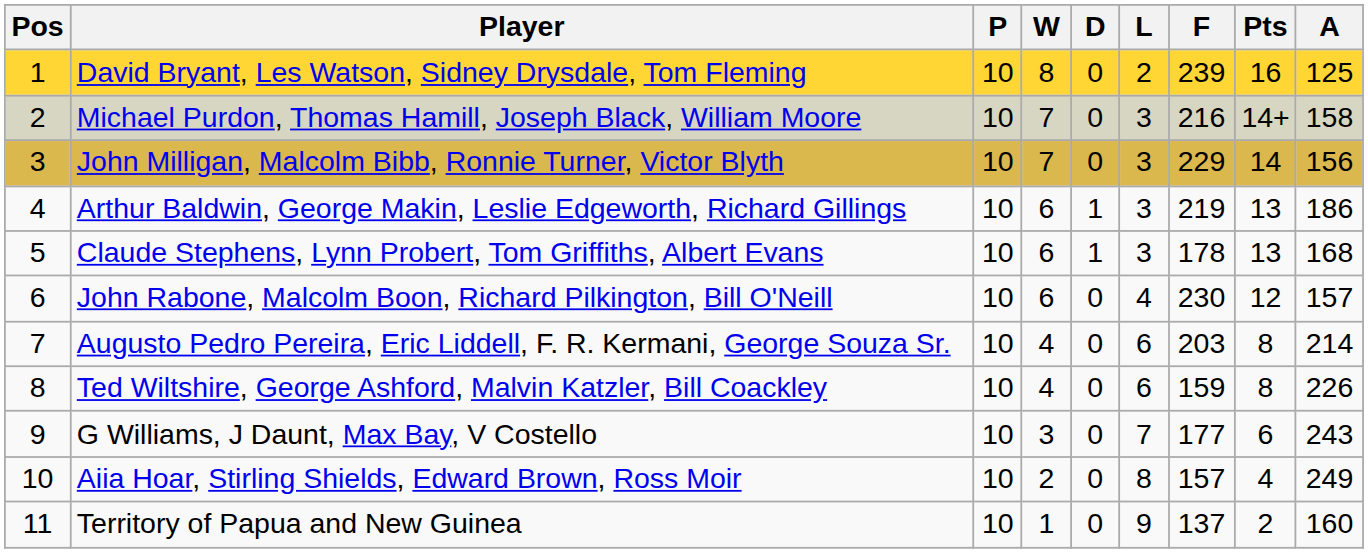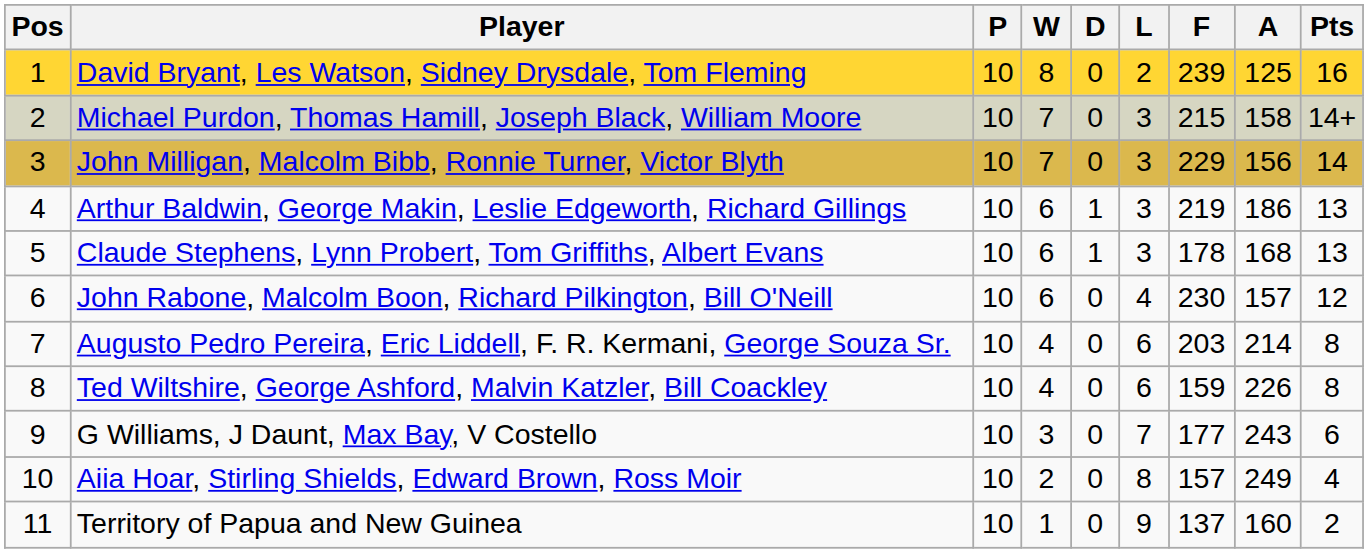columns swapped: (1330, 27) <-> (1266, 27)
(1202, 117) 216 -> (1202, 117) 215
